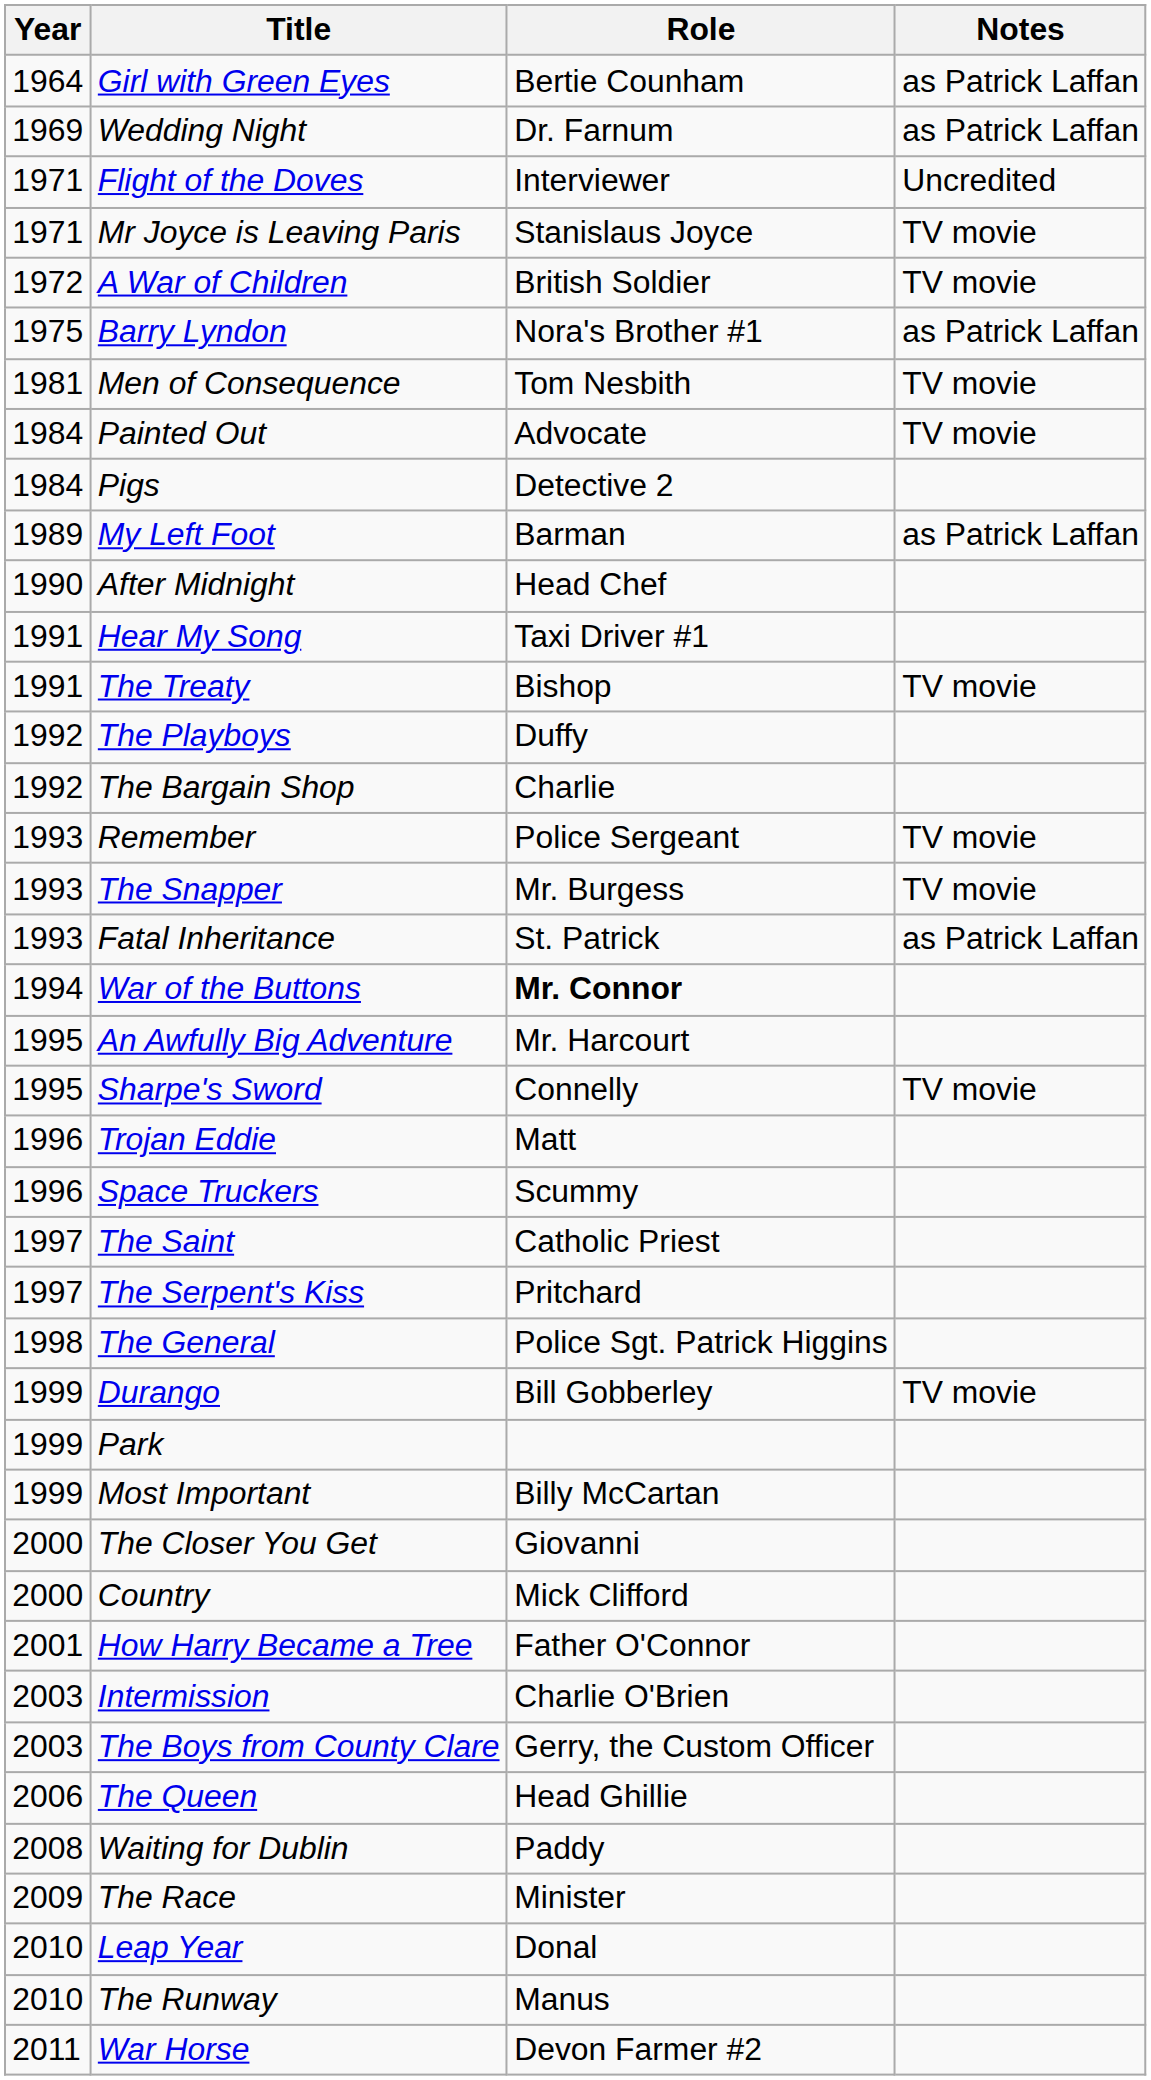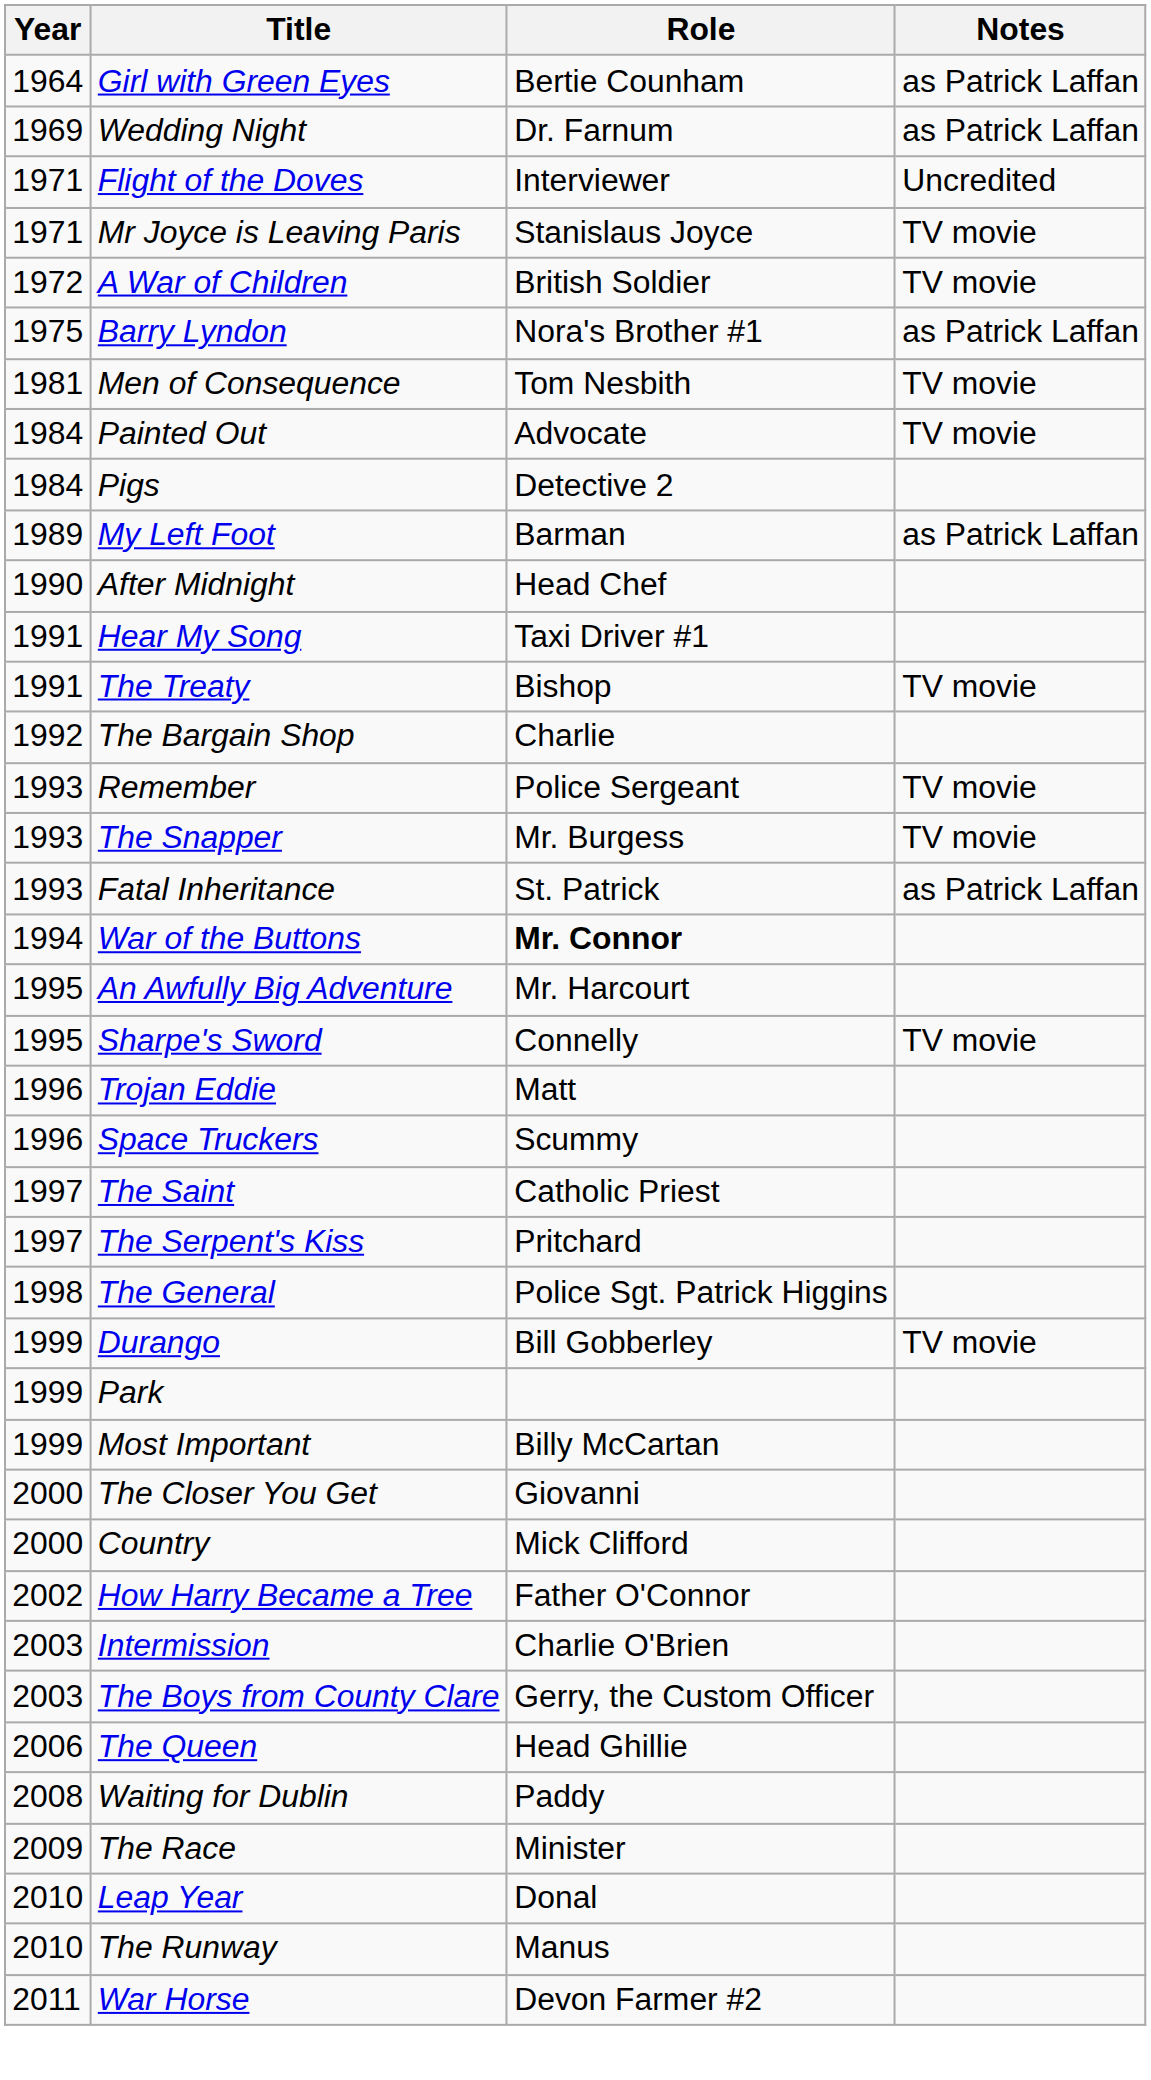- row: (194, 736)
(48, 1645) 2001 -> (48, 1595) 2002
